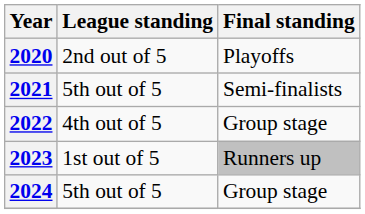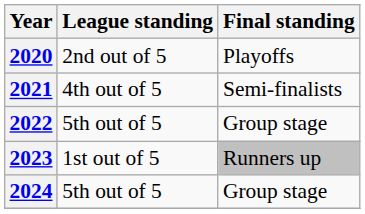(112, 89) 5th out of 5 -> (112, 89) 4th out of 5
(112, 123) 4th out of 5 -> (112, 123) 5th out of 5
